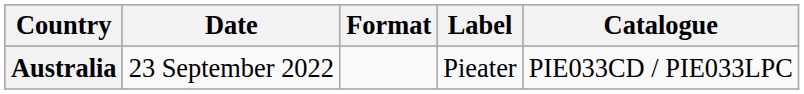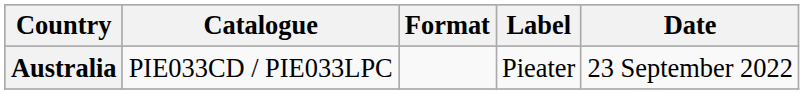columns swapped: (231, 25) <-> (661, 25)
